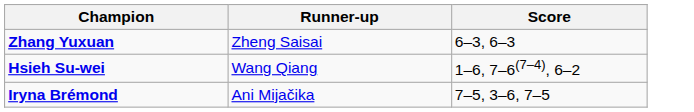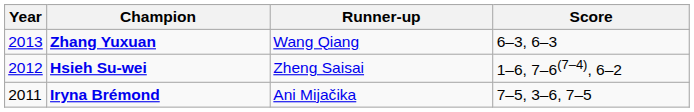+ column: (25, 17)
(277, 42) Zheng Saisai -> (316, 42) Wang Qiang
(274, 68) Wang Qiang -> (319, 68) Zheng Saisai
